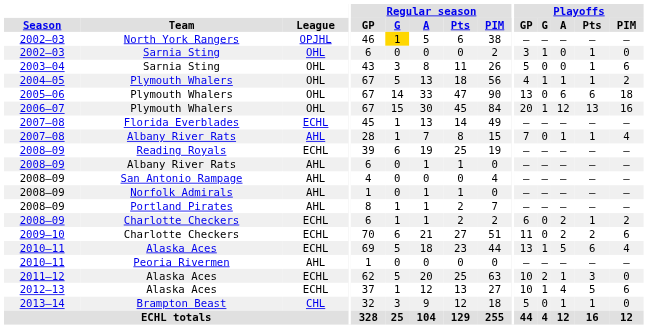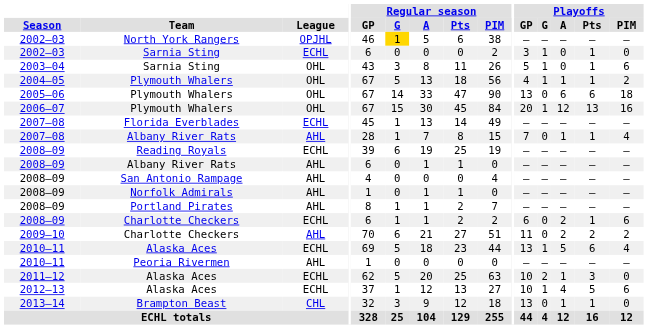(316, 53) OHL -> (316, 53) ECHL
(545, 67) 0 -> (545, 67) 1
(626, 220) 2 -> (626, 220) 6
(316, 234) ECHL -> (316, 234) AHL
(626, 234) 6 -> (626, 234) 2
(526, 304) 5 -> (526, 304) 13
